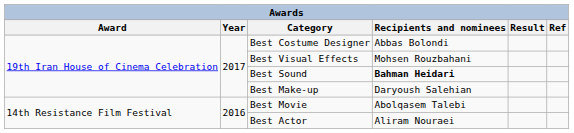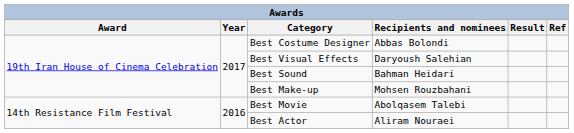(423, 58) Mohsen Rouzbahani -> (423, 58) Daryoush Salehian
(414, 74) bold -> (414, 74) normal
(423, 89) Daryoush Salehian -> (423, 89) Mohsen Rouzbahani
